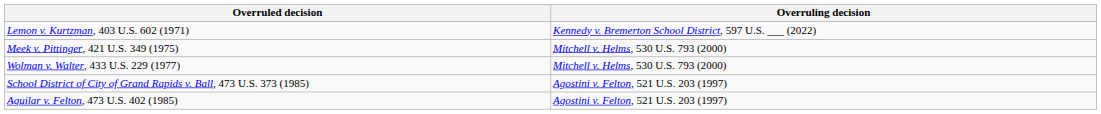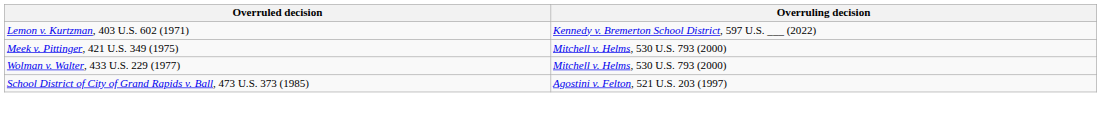- row: (92, 100)
